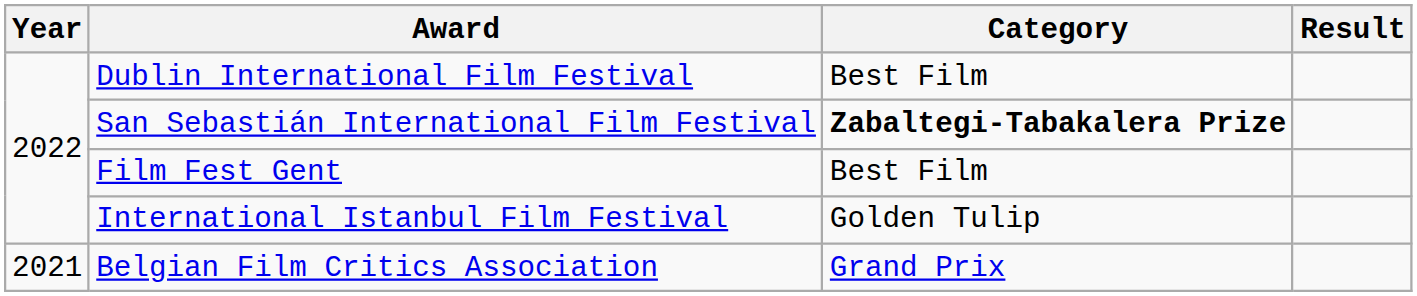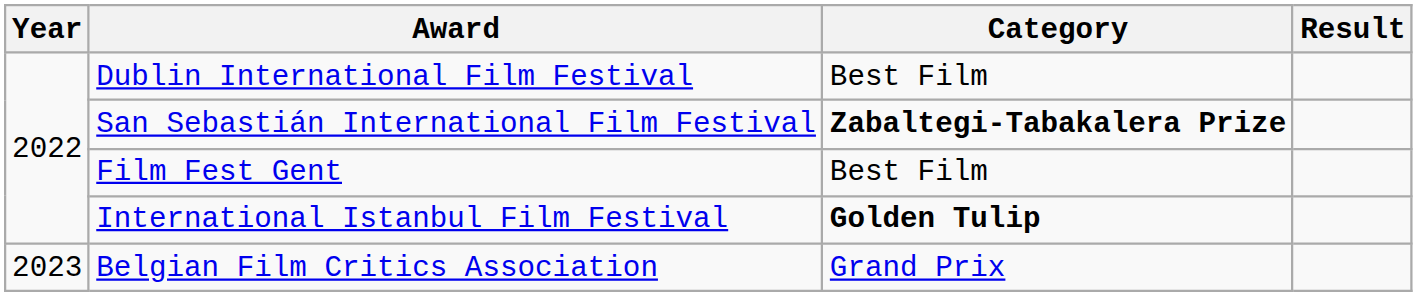(935, 220) normal -> (935, 220) bold
(47, 267) 2021 -> (47, 267) 2023
